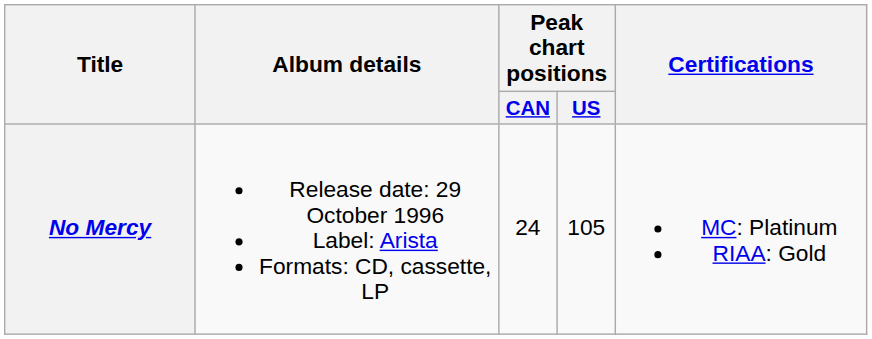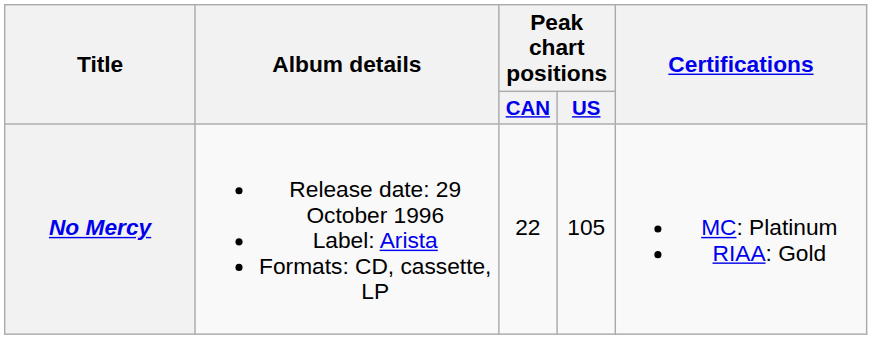(528, 228) 24 -> (528, 228) 22
